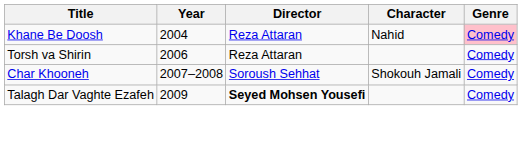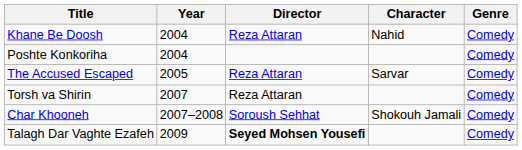(490, 34) pink background -> (490, 34) no background
+ row: (57, 54)
+ row: (70, 74)
(174, 54) 2006 -> (174, 94) 2007
